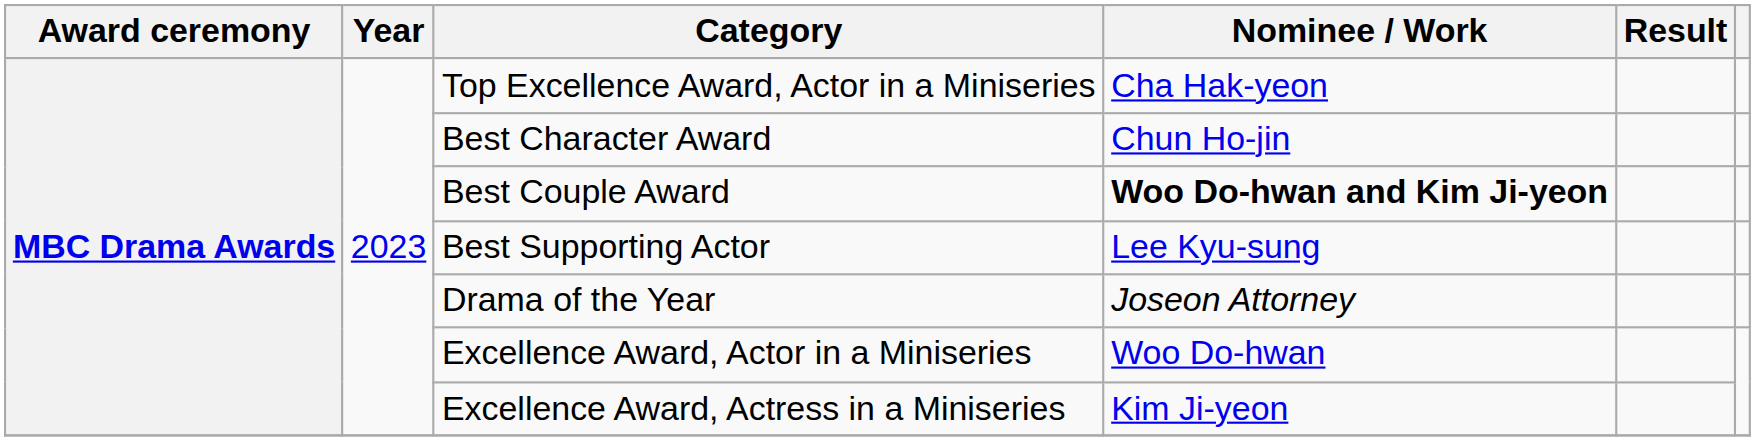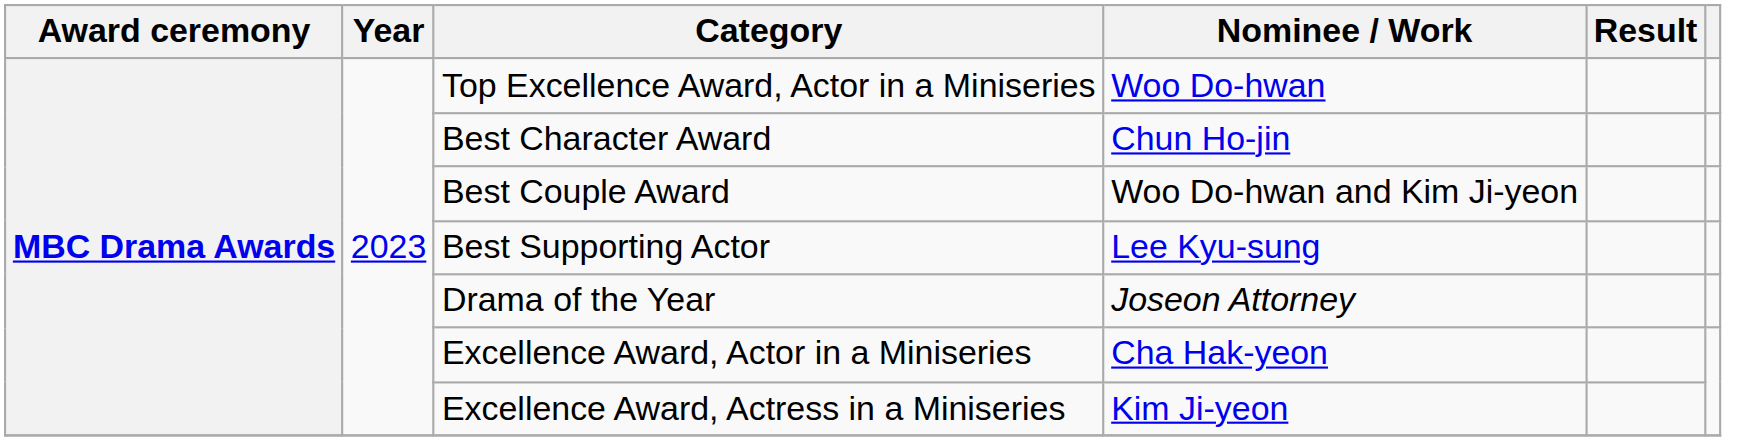(1220, 85) Cha Hak-yeon -> (1218, 85) Woo Do-hwan
(1360, 192) bold -> (1345, 192) normal
(1218, 354) Woo Do-hwan -> (1220, 354) Cha Hak-yeon
